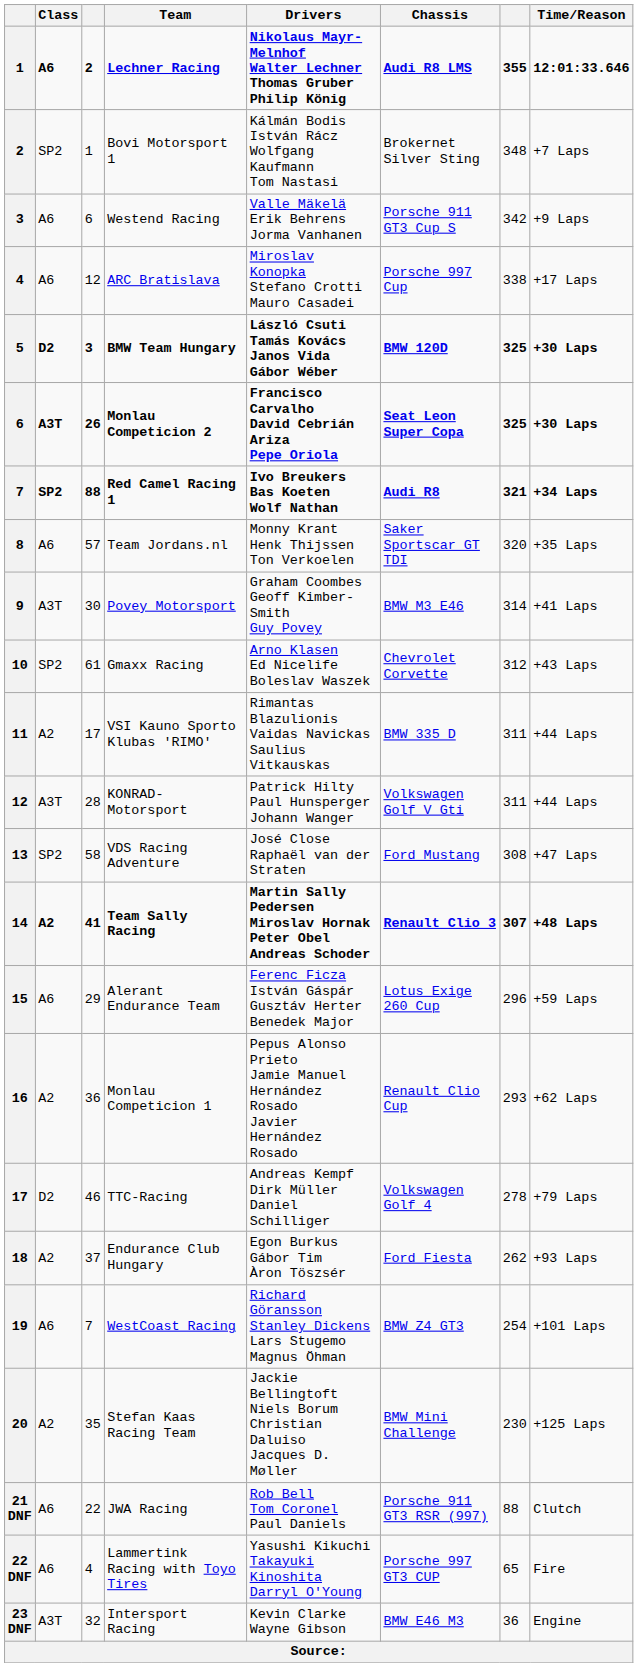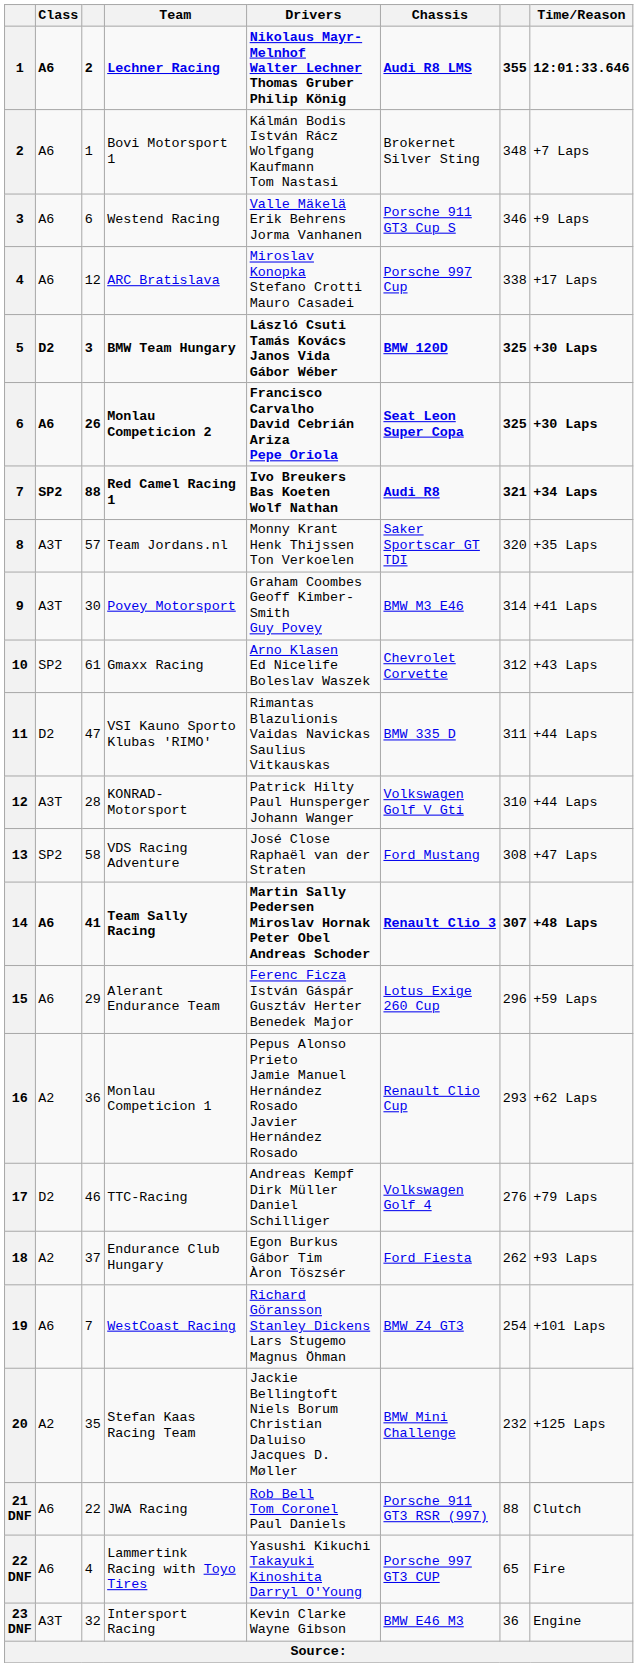(50, 152) SP2 -> (46, 152) A6
(515, 220) 342 -> (515, 220) 346
(50, 424) A3T -> (46, 424) A6
(46, 545) A6 -> (50, 545) A3T
(46, 734) A2 -> (46, 734) D2
(93, 734) 17 -> (93, 734) 47
(515, 803) 311 -> (515, 803) 310
(46, 924) A2 -> (46, 924) A6
(515, 1198) 278 -> (515, 1198) 276
(515, 1425) 230 -> (515, 1425) 232
